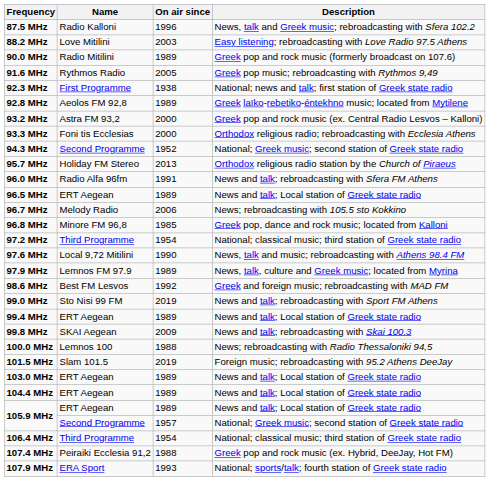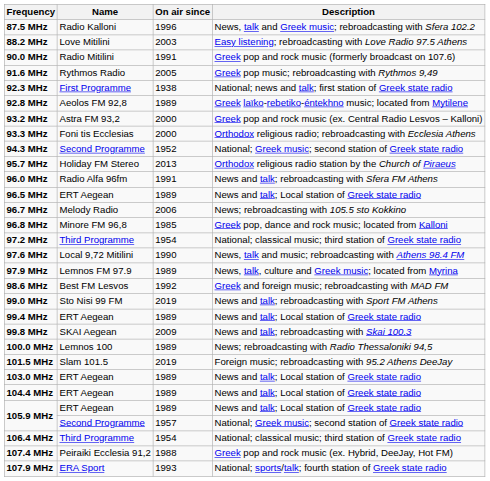(166, 57) 1989 -> (166, 57) 1991
(166, 347) 1988 -> (166, 347) 1989
